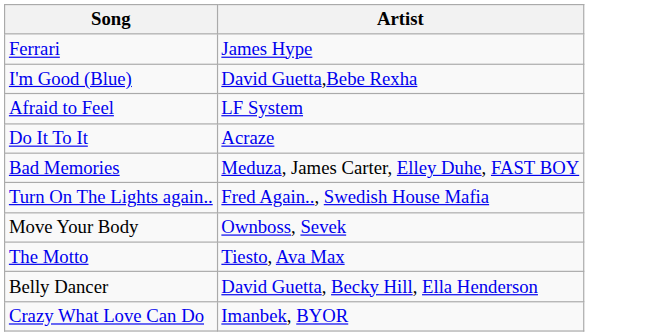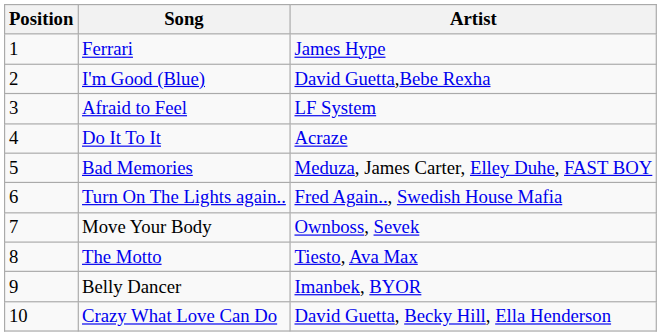+ column: (41, 19)
(380, 286) David Guetta, Becky Hill, Ella Henderson -> (358, 286) Imanbek, BYOR
(285, 316) Imanbek, BYOR -> (453, 316) David Guetta, Becky Hill, Ella Henderson
